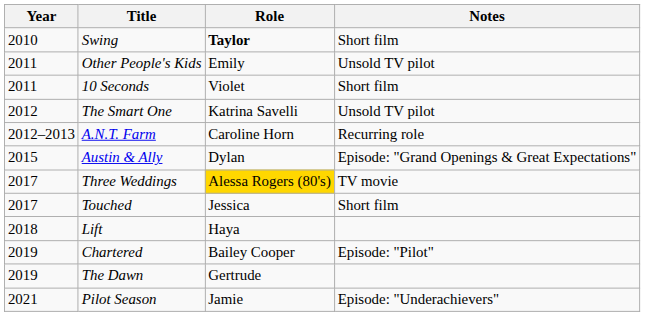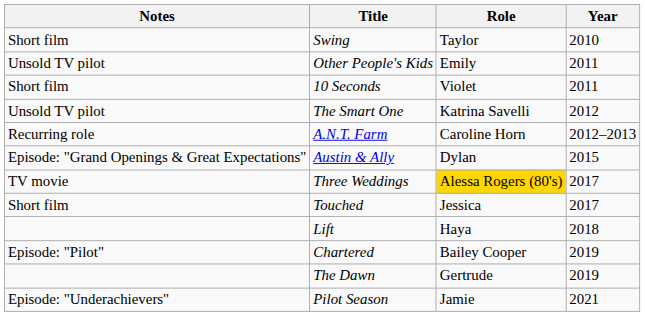columns swapped: (41, 16) <-> (487, 16)
(229, 39) bold -> (459, 39) normal
